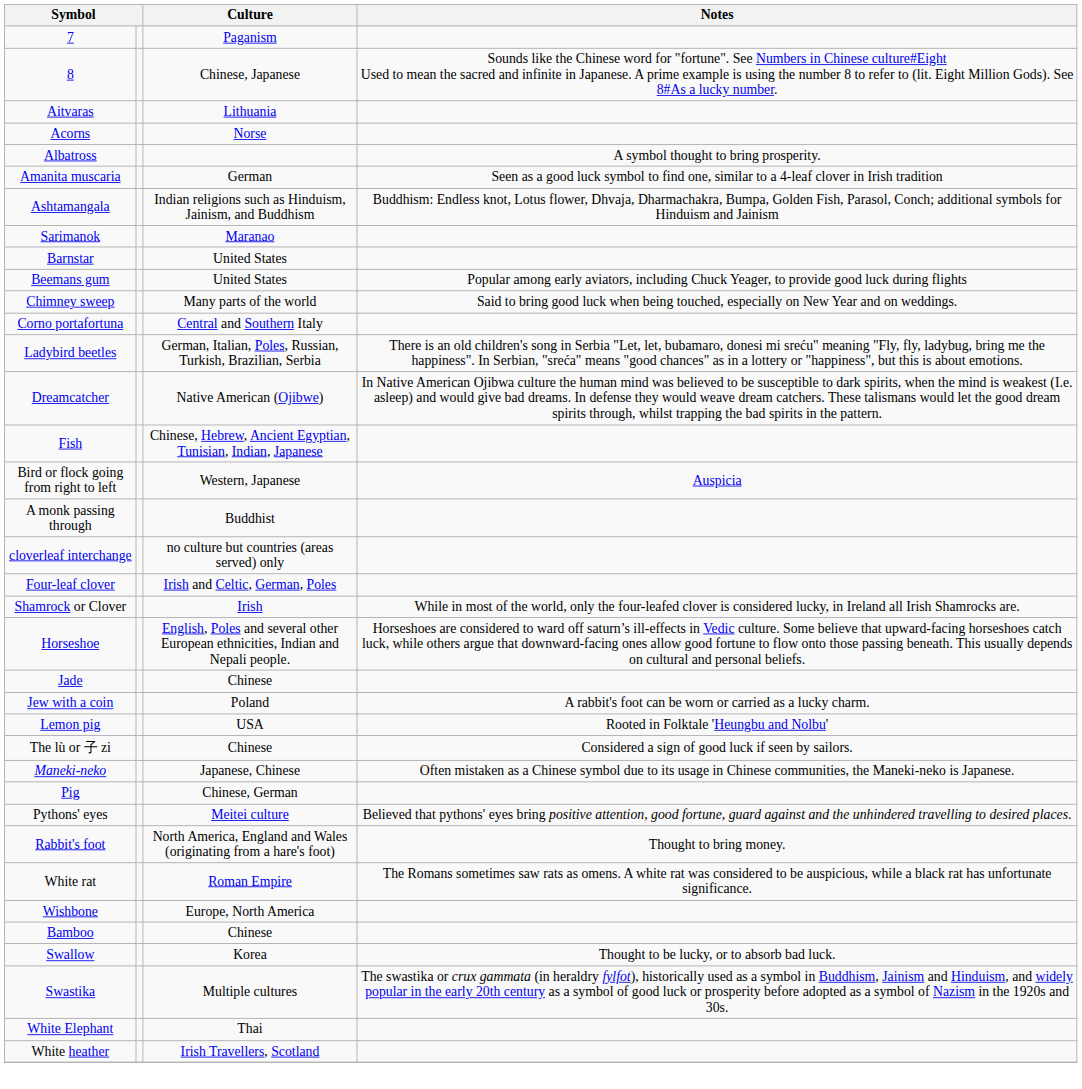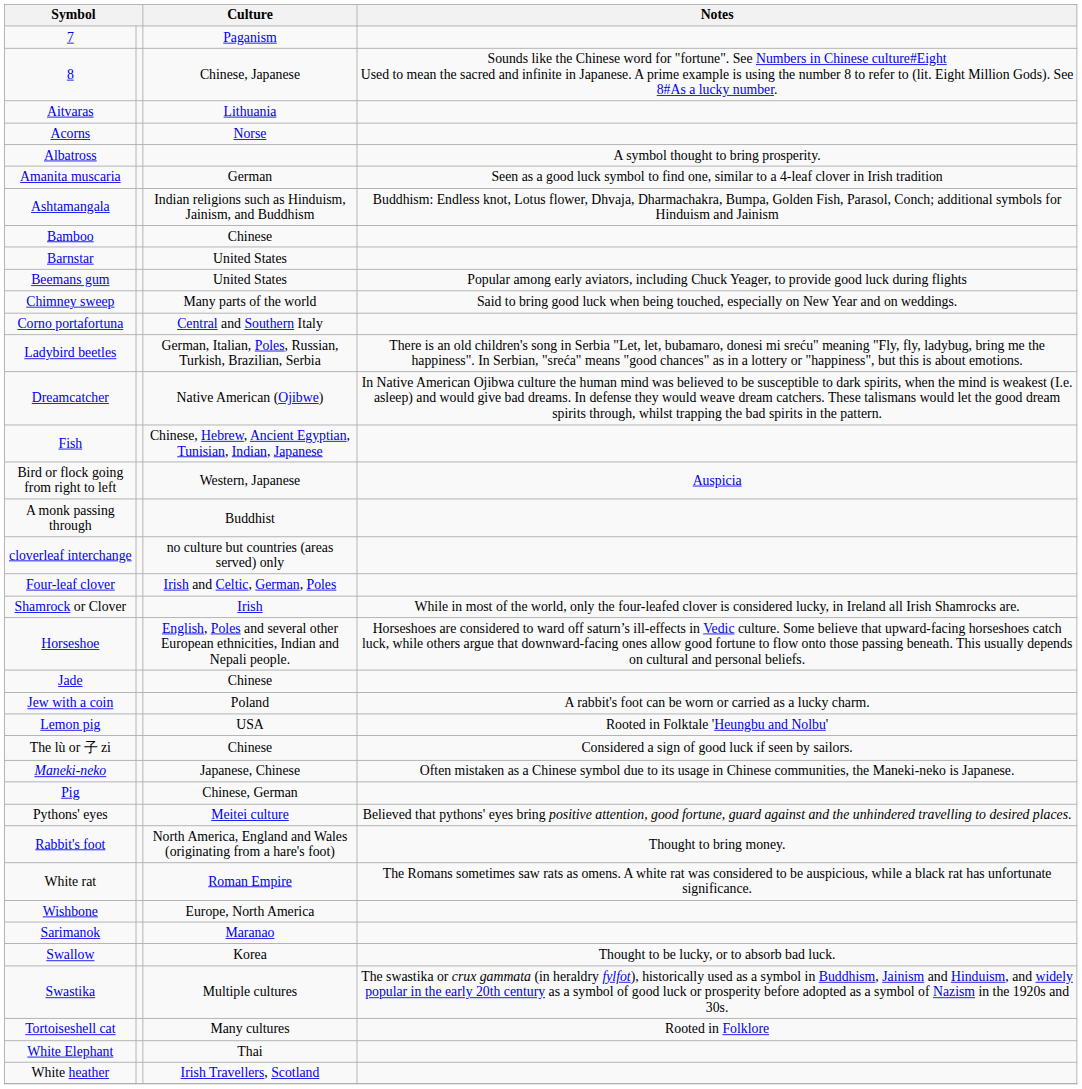rows swapped: (70, 933) <-> (70, 236)
+ row: (70, 1029)
